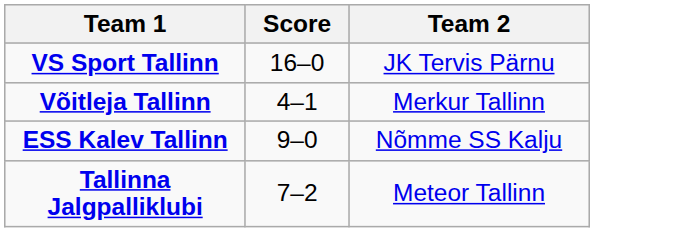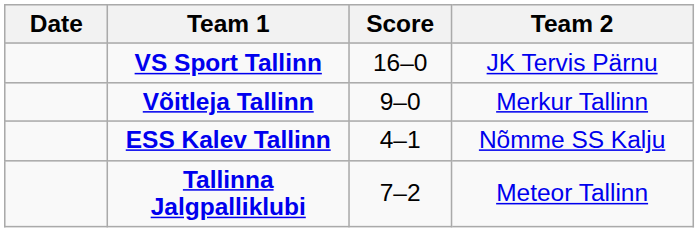+ column: (56, 23)
(297, 101) 4–1 -> (400, 101) 9–0
(297, 140) 9–0 -> (400, 140) 4–1
